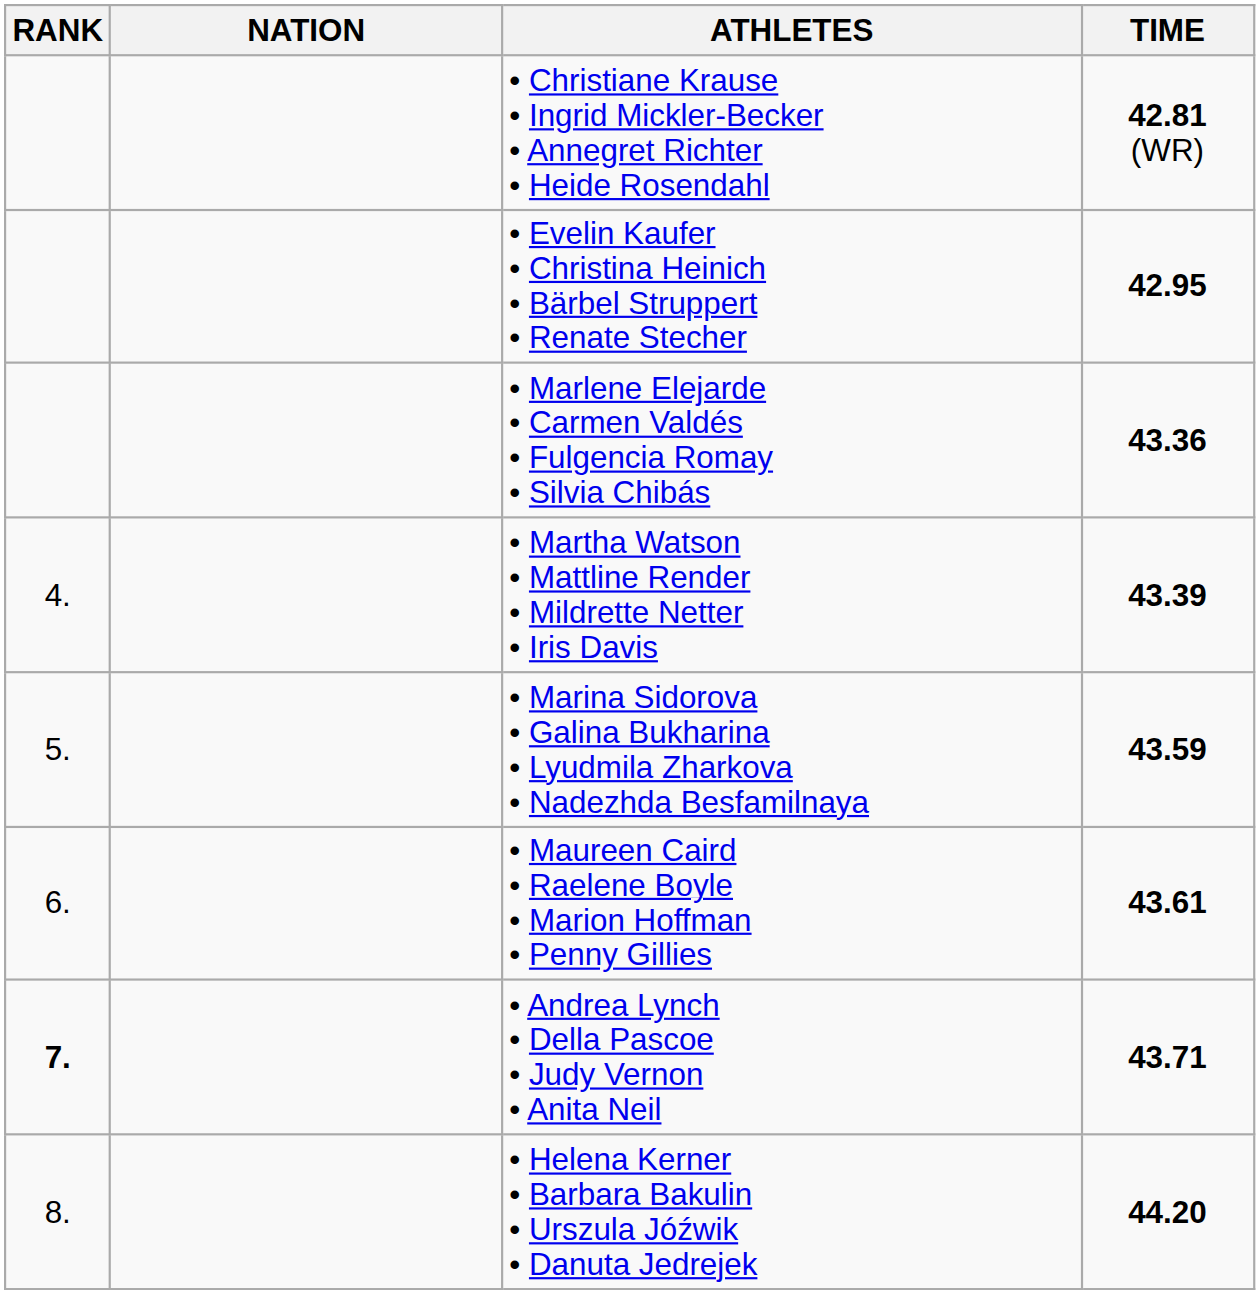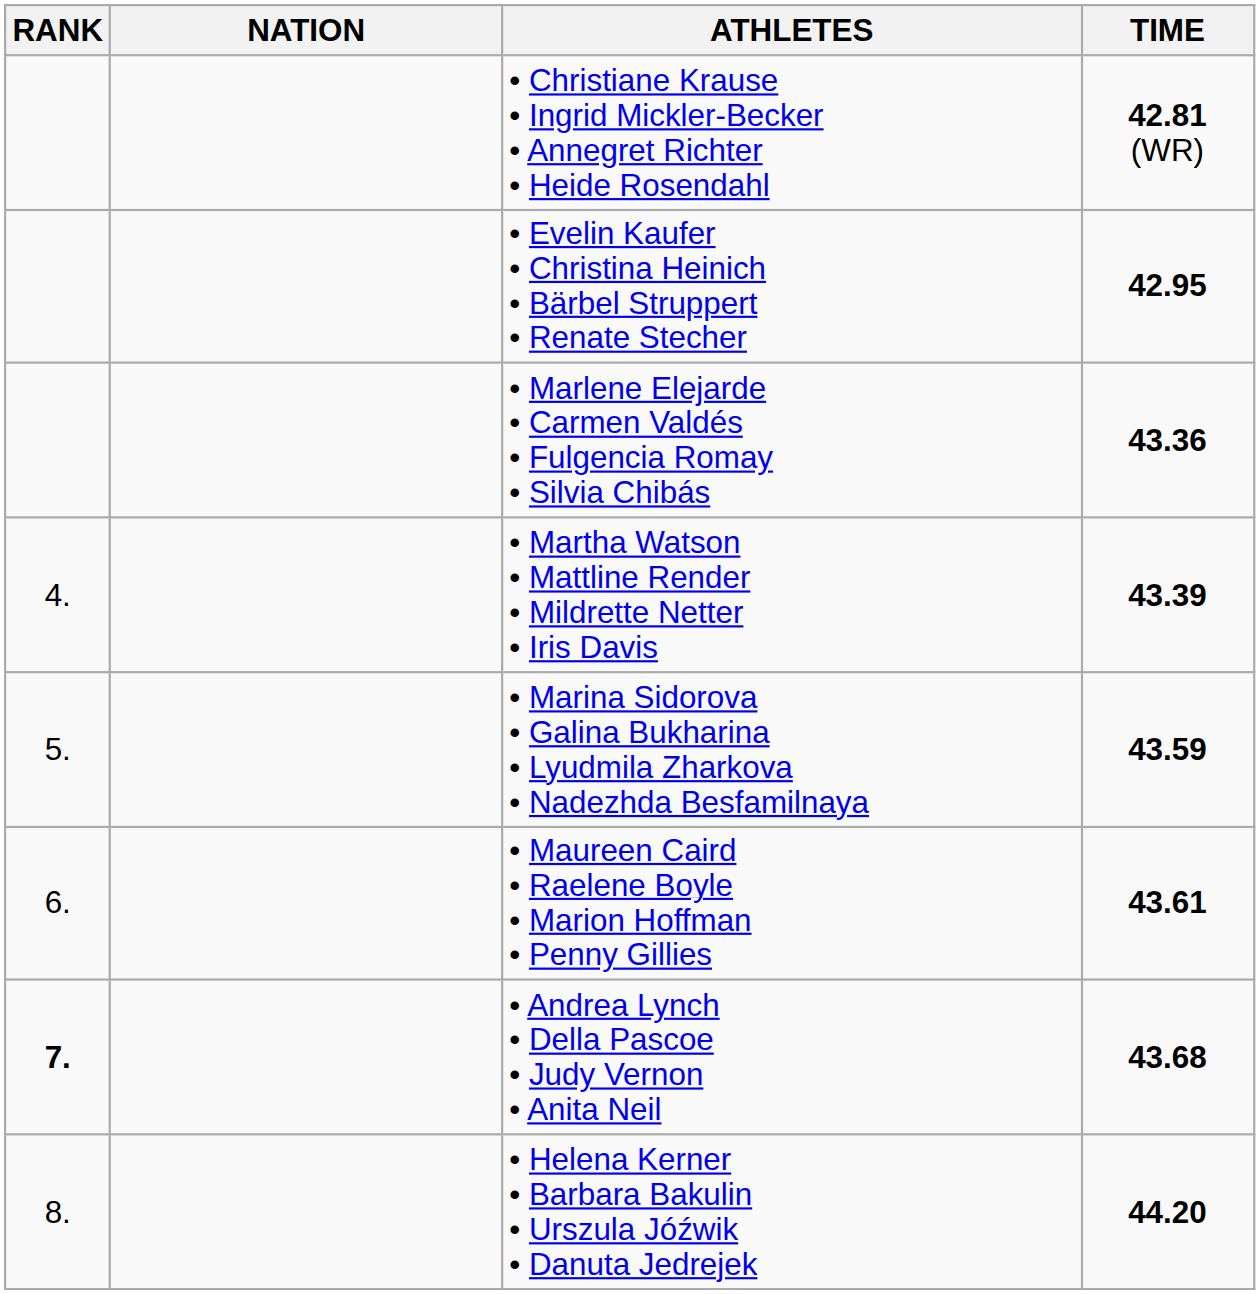(1167, 1058) 43.71 -> (1167, 1058) 43.68
